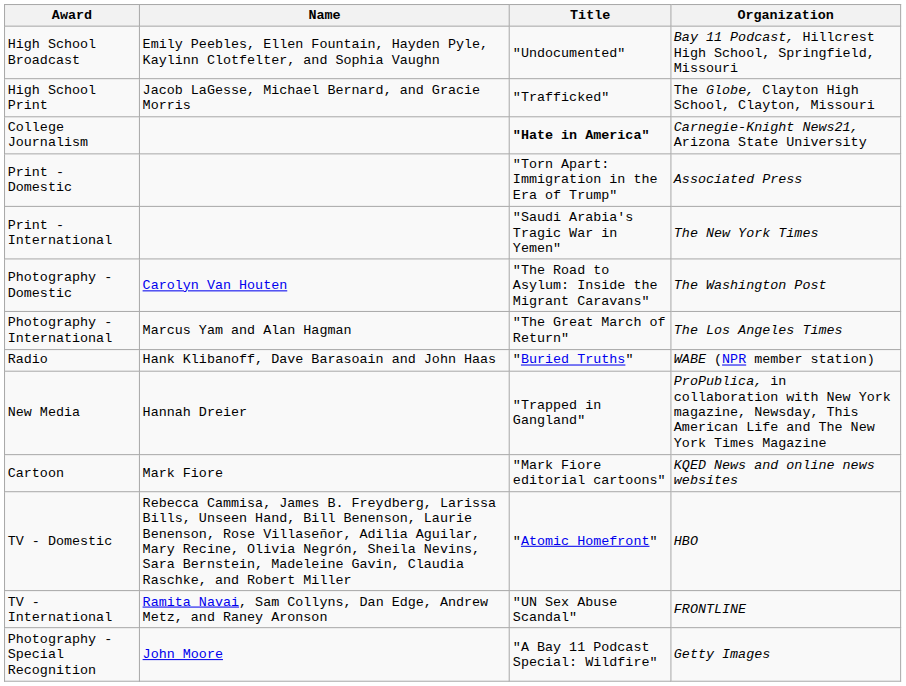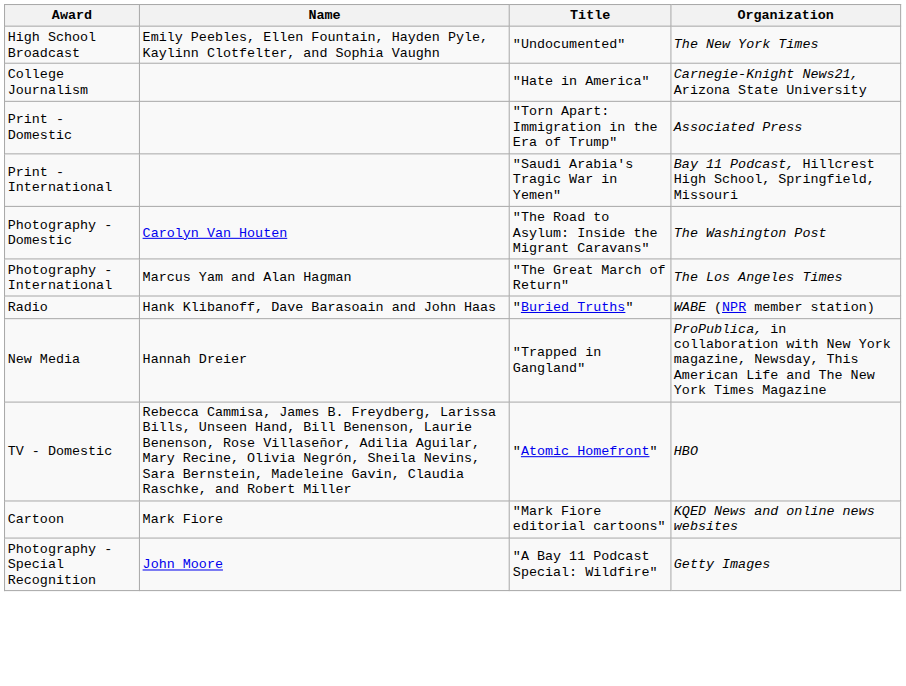(774, 53) Bay 11 Podcast, Hillcrest High School, Springfield, Missouri -> (746, 45) The New York Times
- row: (52, 98)
(581, 135) bold -> (581, 82) normal
(746, 233) The New York Times -> (774, 180) Bay 11 Podcast, Hillcrest High School, Springfield, Missouri
rows swapped: (36, 473) <-> (60, 541)
- row: (60, 609)
